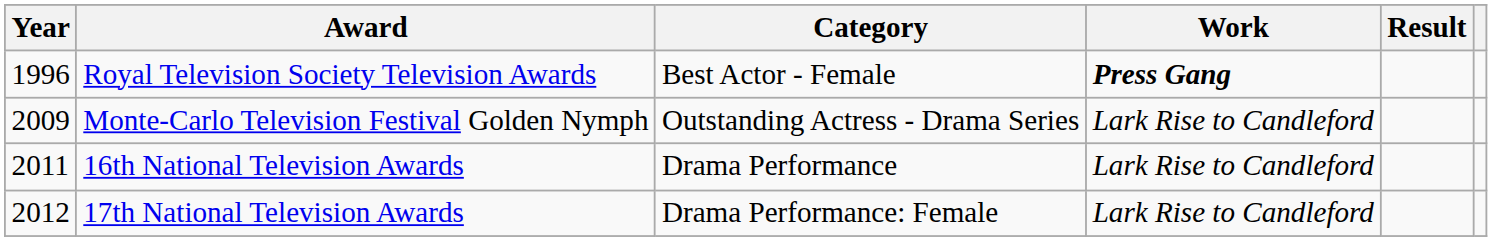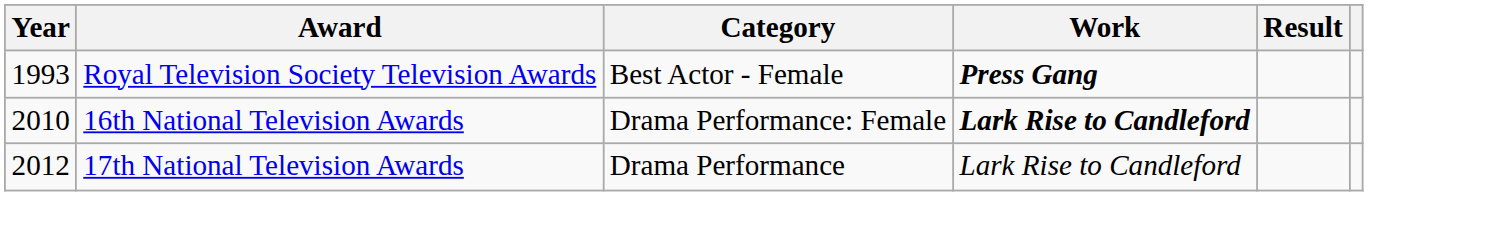(41, 73) 1996 -> (41, 73) 1993
- row: (366, 119)
(40, 166) 2011 -> (41, 119) 2010
(780, 166) Drama Performance -> (778, 119) Drama Performance: Female
(1233, 166) normal -> (1105, 119) bold
(830, 212) Drama Performance: Female -> (727, 166) Drama Performance
